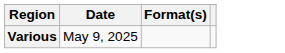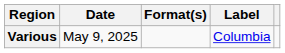+ column: (242, 15)
